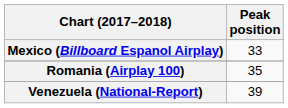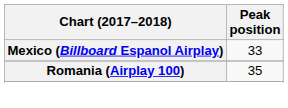- row: (115, 92)
